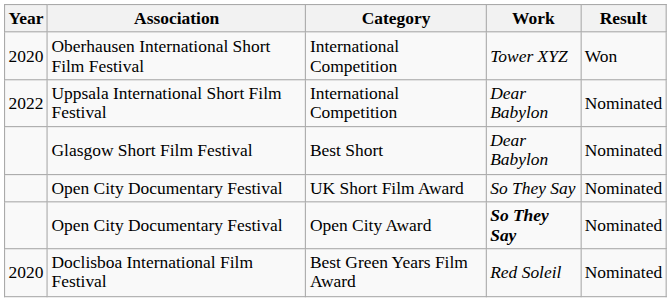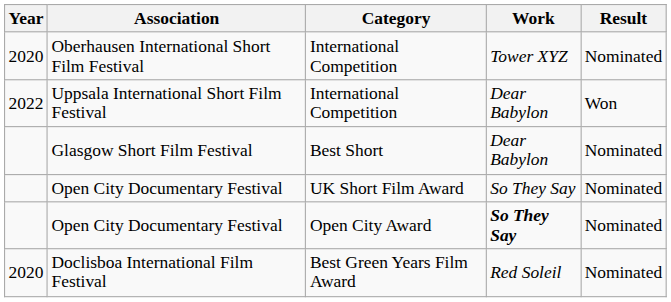(601, 55) Won -> (623, 55) Nominated
(623, 103) Nominated -> (601, 103) Won
